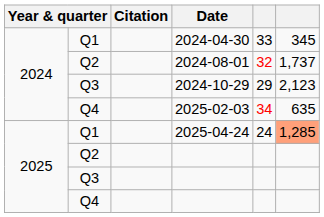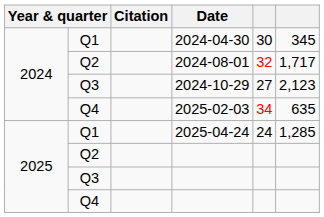(264, 39) 33 -> (264, 39) 30
(297, 62) 1,737 -> (297, 62) 1,717
(264, 85) 29 -> (264, 85) 27
(297, 132) lightsalmon background -> (297, 132) no background
